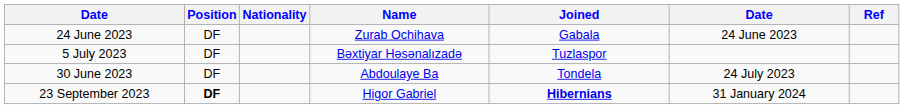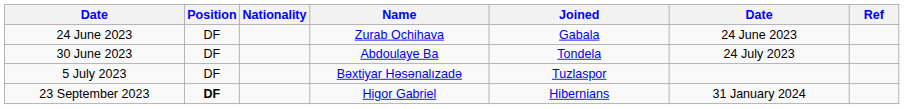rows swapped: (94, 74) <-> (94, 54)
(579, 94) bold -> (579, 94) normal
